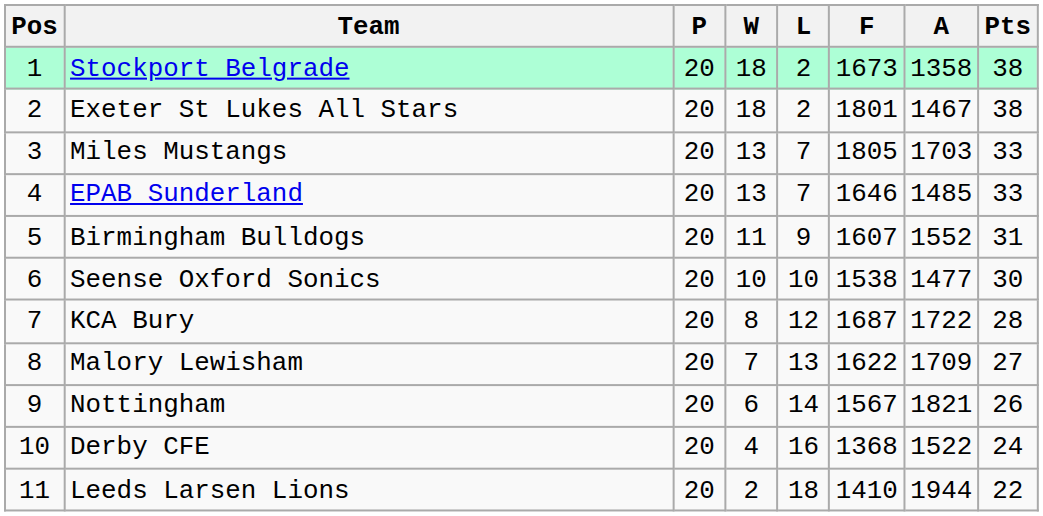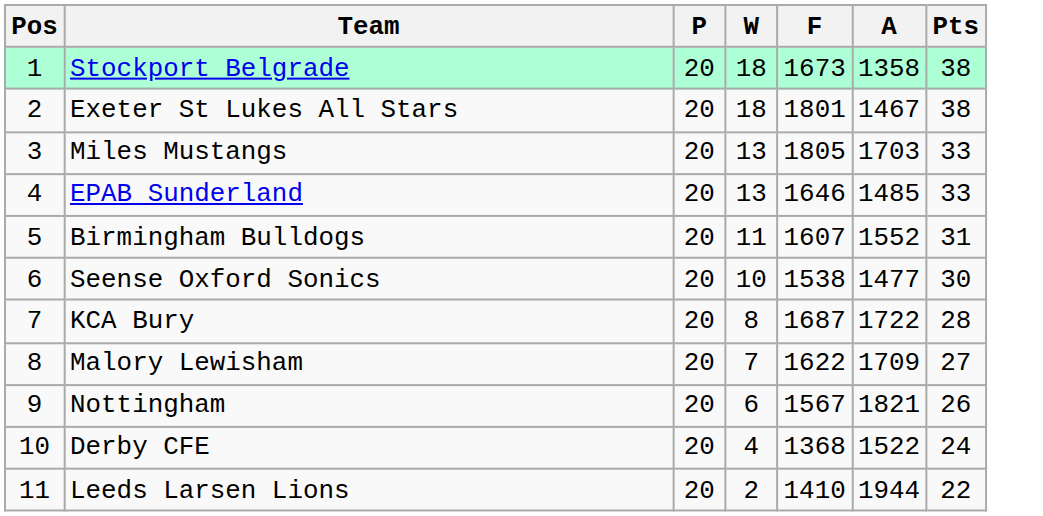- column: (803, 26)
